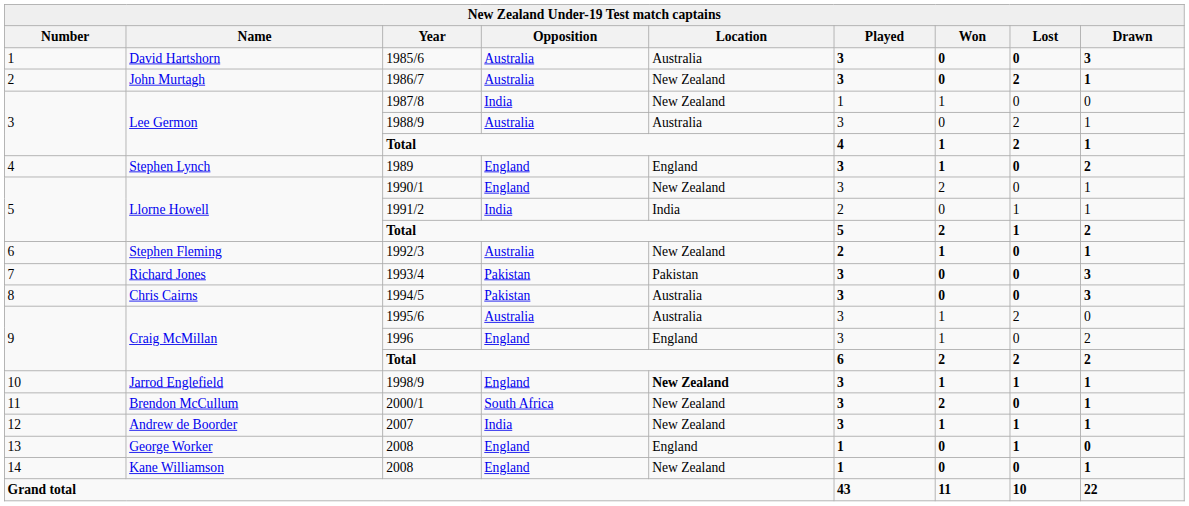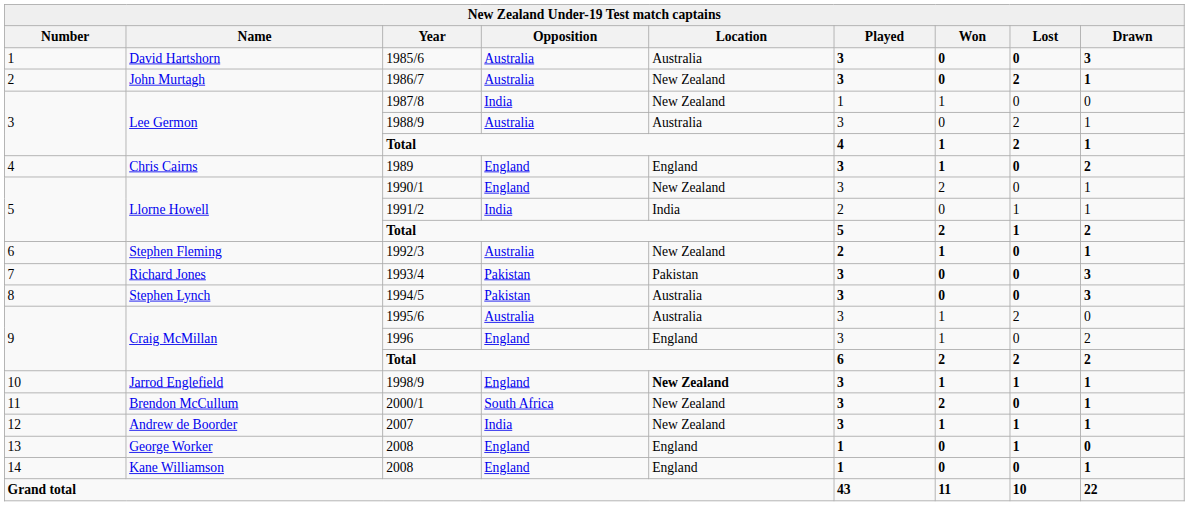(170, 166) Stephen Lynch -> (163, 166) Chris Cairns
(163, 295) Chris Cairns -> (170, 295) Stephen Lynch
(689, 468) New Zealand -> (675, 468) England
